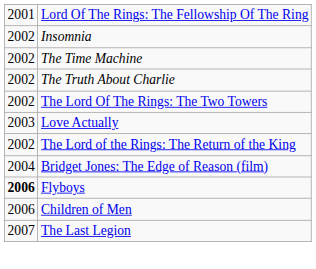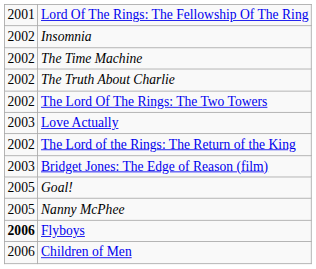(21, 166) 2004 -> (21, 166) 2003
+ row: (57, 187)
+ row: (83, 209)
- row: (86, 230)
